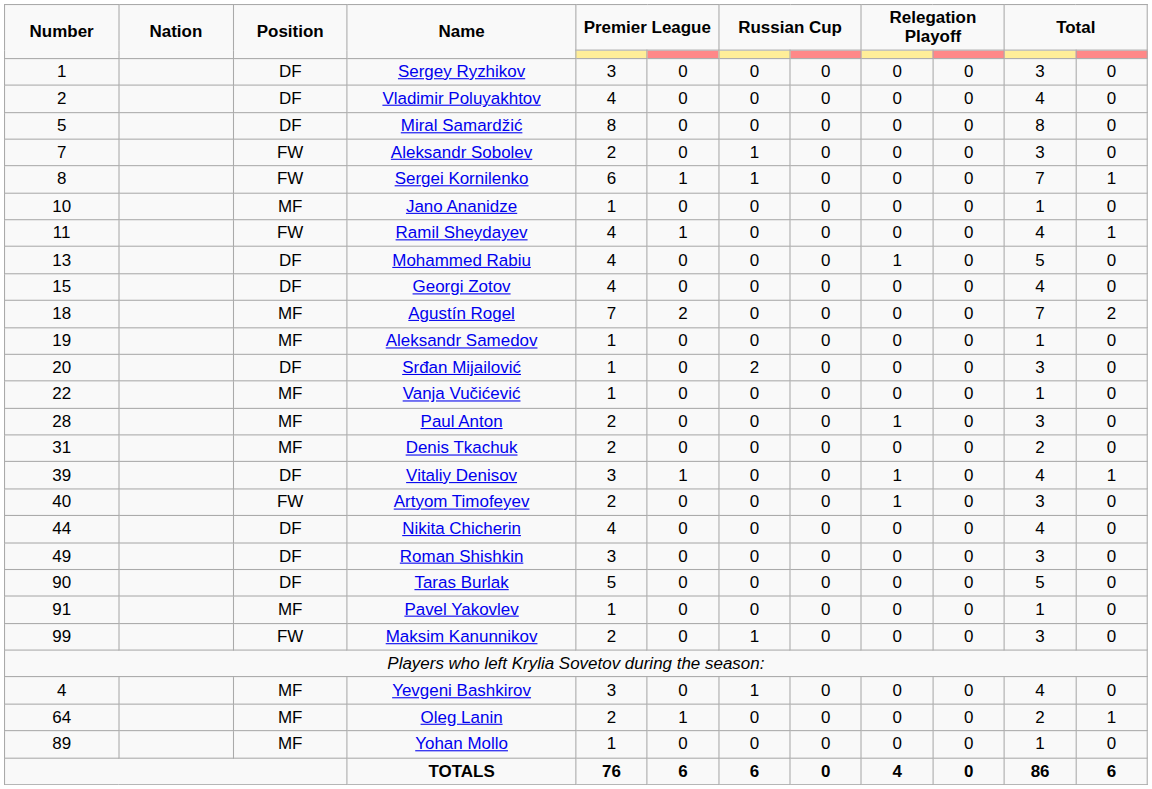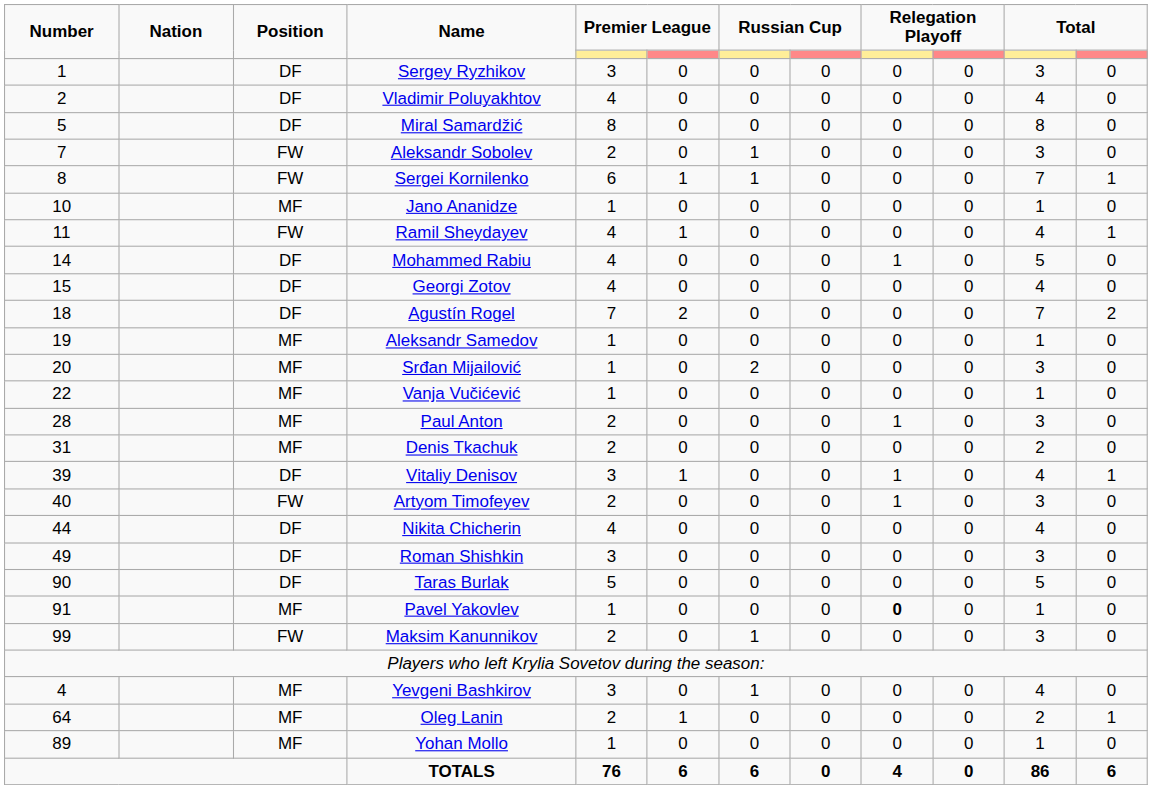(62, 260) 13 -> (62, 260) 14
(290, 313) MF -> (290, 313) DF
(290, 367) DF -> (290, 367) MF
(897, 609) normal -> (897, 609) bold
